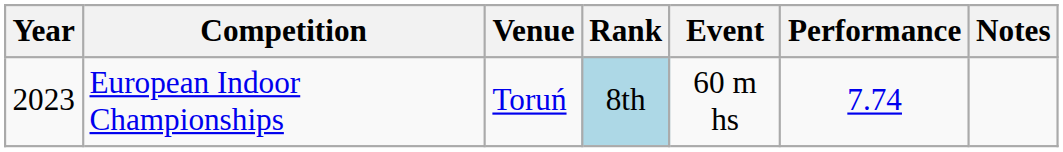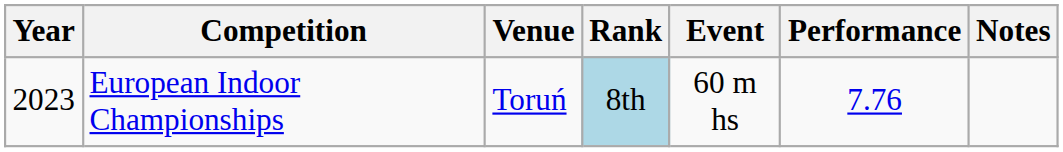(875, 100) 7.74 -> (875, 100) 7.76
